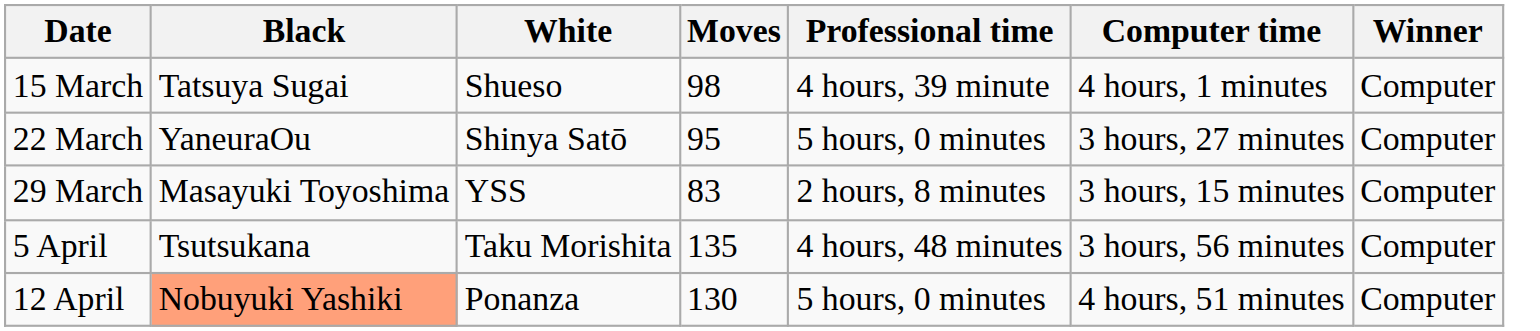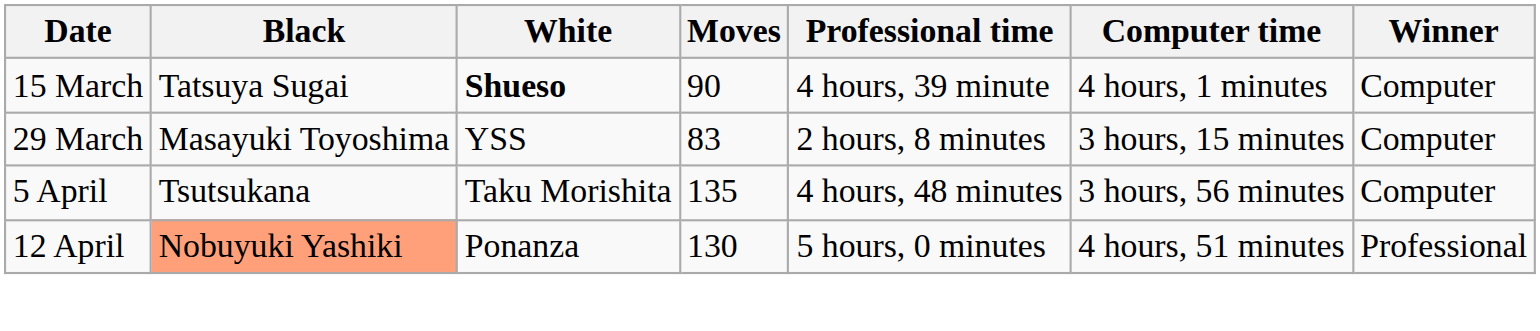(514, 84) normal -> (515, 84) bold
(704, 84) 98 -> (704, 84) 90
- row: (78, 138)
(1428, 298) Computer -> (1444, 245) Professional
